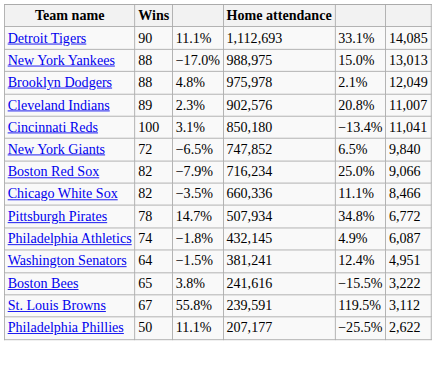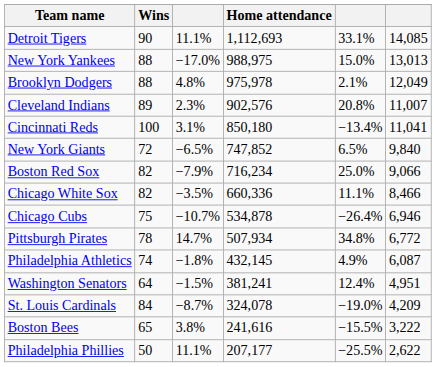+ row: (47, 216)
+ row: (62, 305)
- row: (57, 305)
